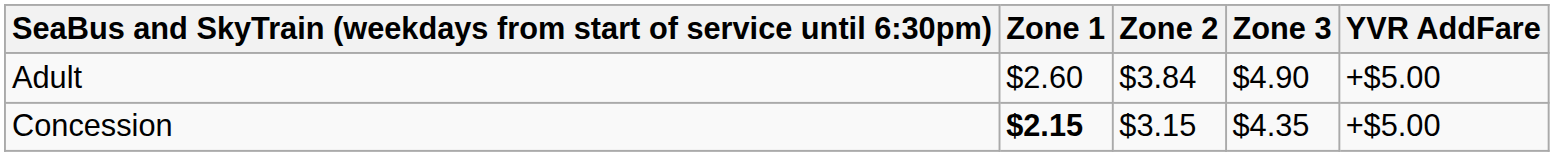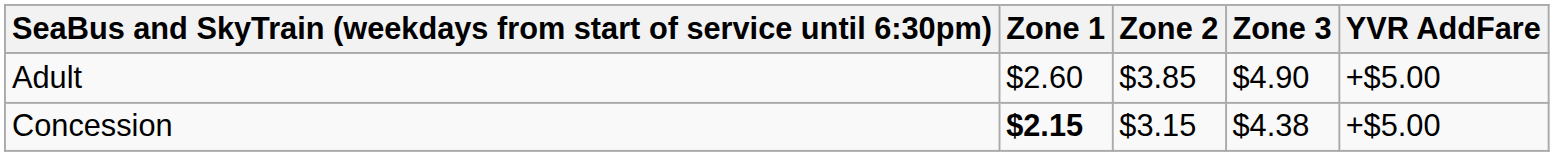(1158, 77) $3.84 -> (1158, 77) $3.85
(1271, 126) $4.35 -> (1271, 126) $4.38
